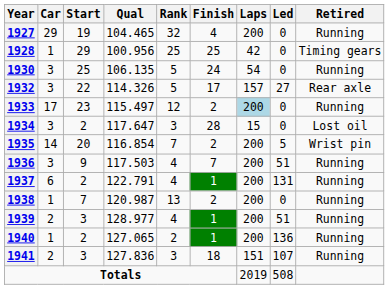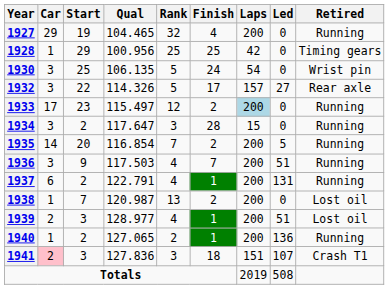(340, 70) Running -> (340, 70) Wrist pin
(340, 126) Lost oil -> (340, 126) Running
(340, 144) Wrist pin -> (340, 144) Running
(340, 200) Running -> (340, 200) Lost oil
(340, 219) Running -> (340, 219) Lost oil
(50, 256) no background -> (50, 256) pink background
(340, 256) Running -> (340, 256) Crash T1
